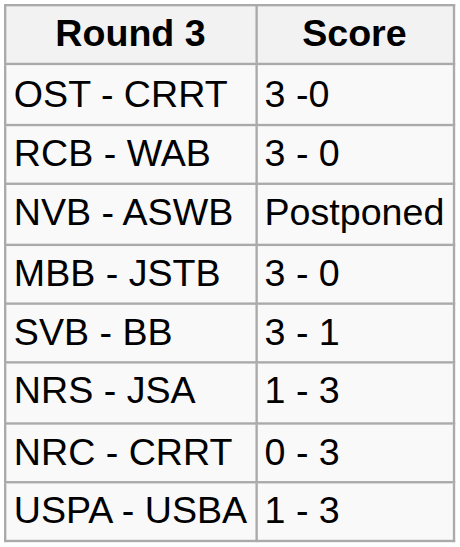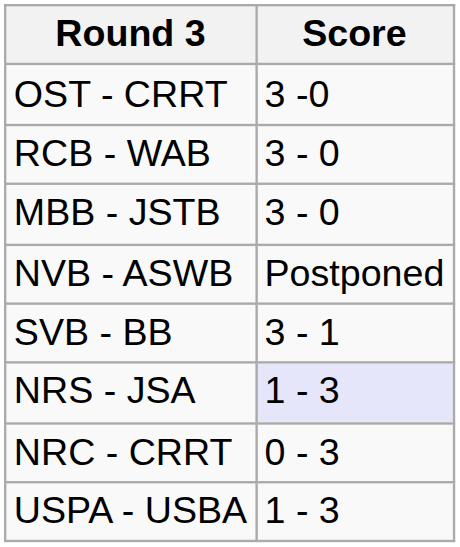rows swapped: (117, 272) <-> (124, 213)
(302, 392) no background -> (302, 392) lavender background
